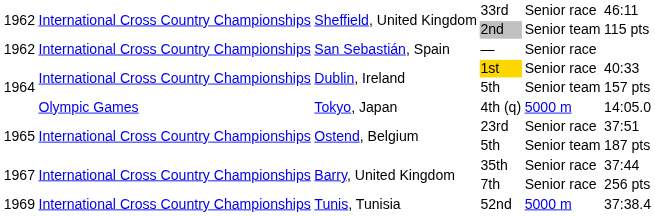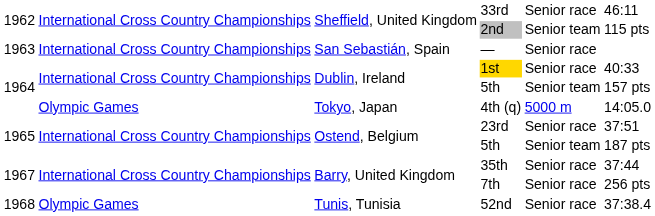(19, 49) 1962 -> (19, 49) 1963
(19, 204) 1969 -> (19, 204) 1968
(175, 204) International Cross Country Championships -> (89, 204) Olympic Games
(548, 204) 5000 m -> (561, 204) Senior race
